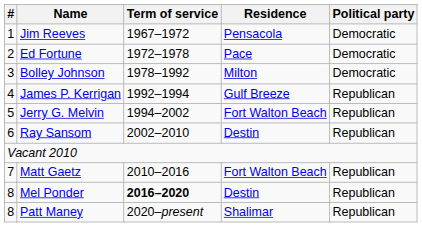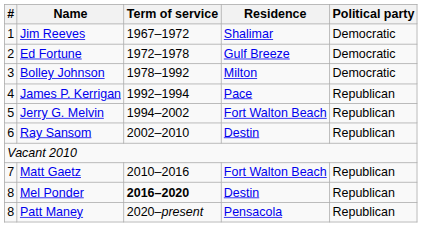(253, 34) Pensacola -> (248, 34) Shalimar
(238, 53) Pace -> (257, 53) Gulf Breeze
(257, 93) Gulf Breeze -> (238, 93) Pace
(248, 212) Shalimar -> (253, 212) Pensacola
